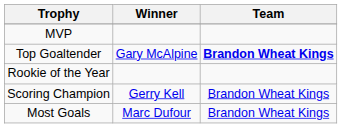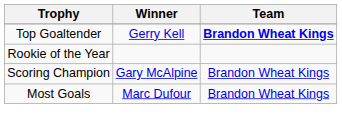- row: (59, 34)
(157, 53) Gary McAlpine -> (157, 34) Gerry Kell
(157, 93) Gerry Kell -> (157, 73) Gary McAlpine
